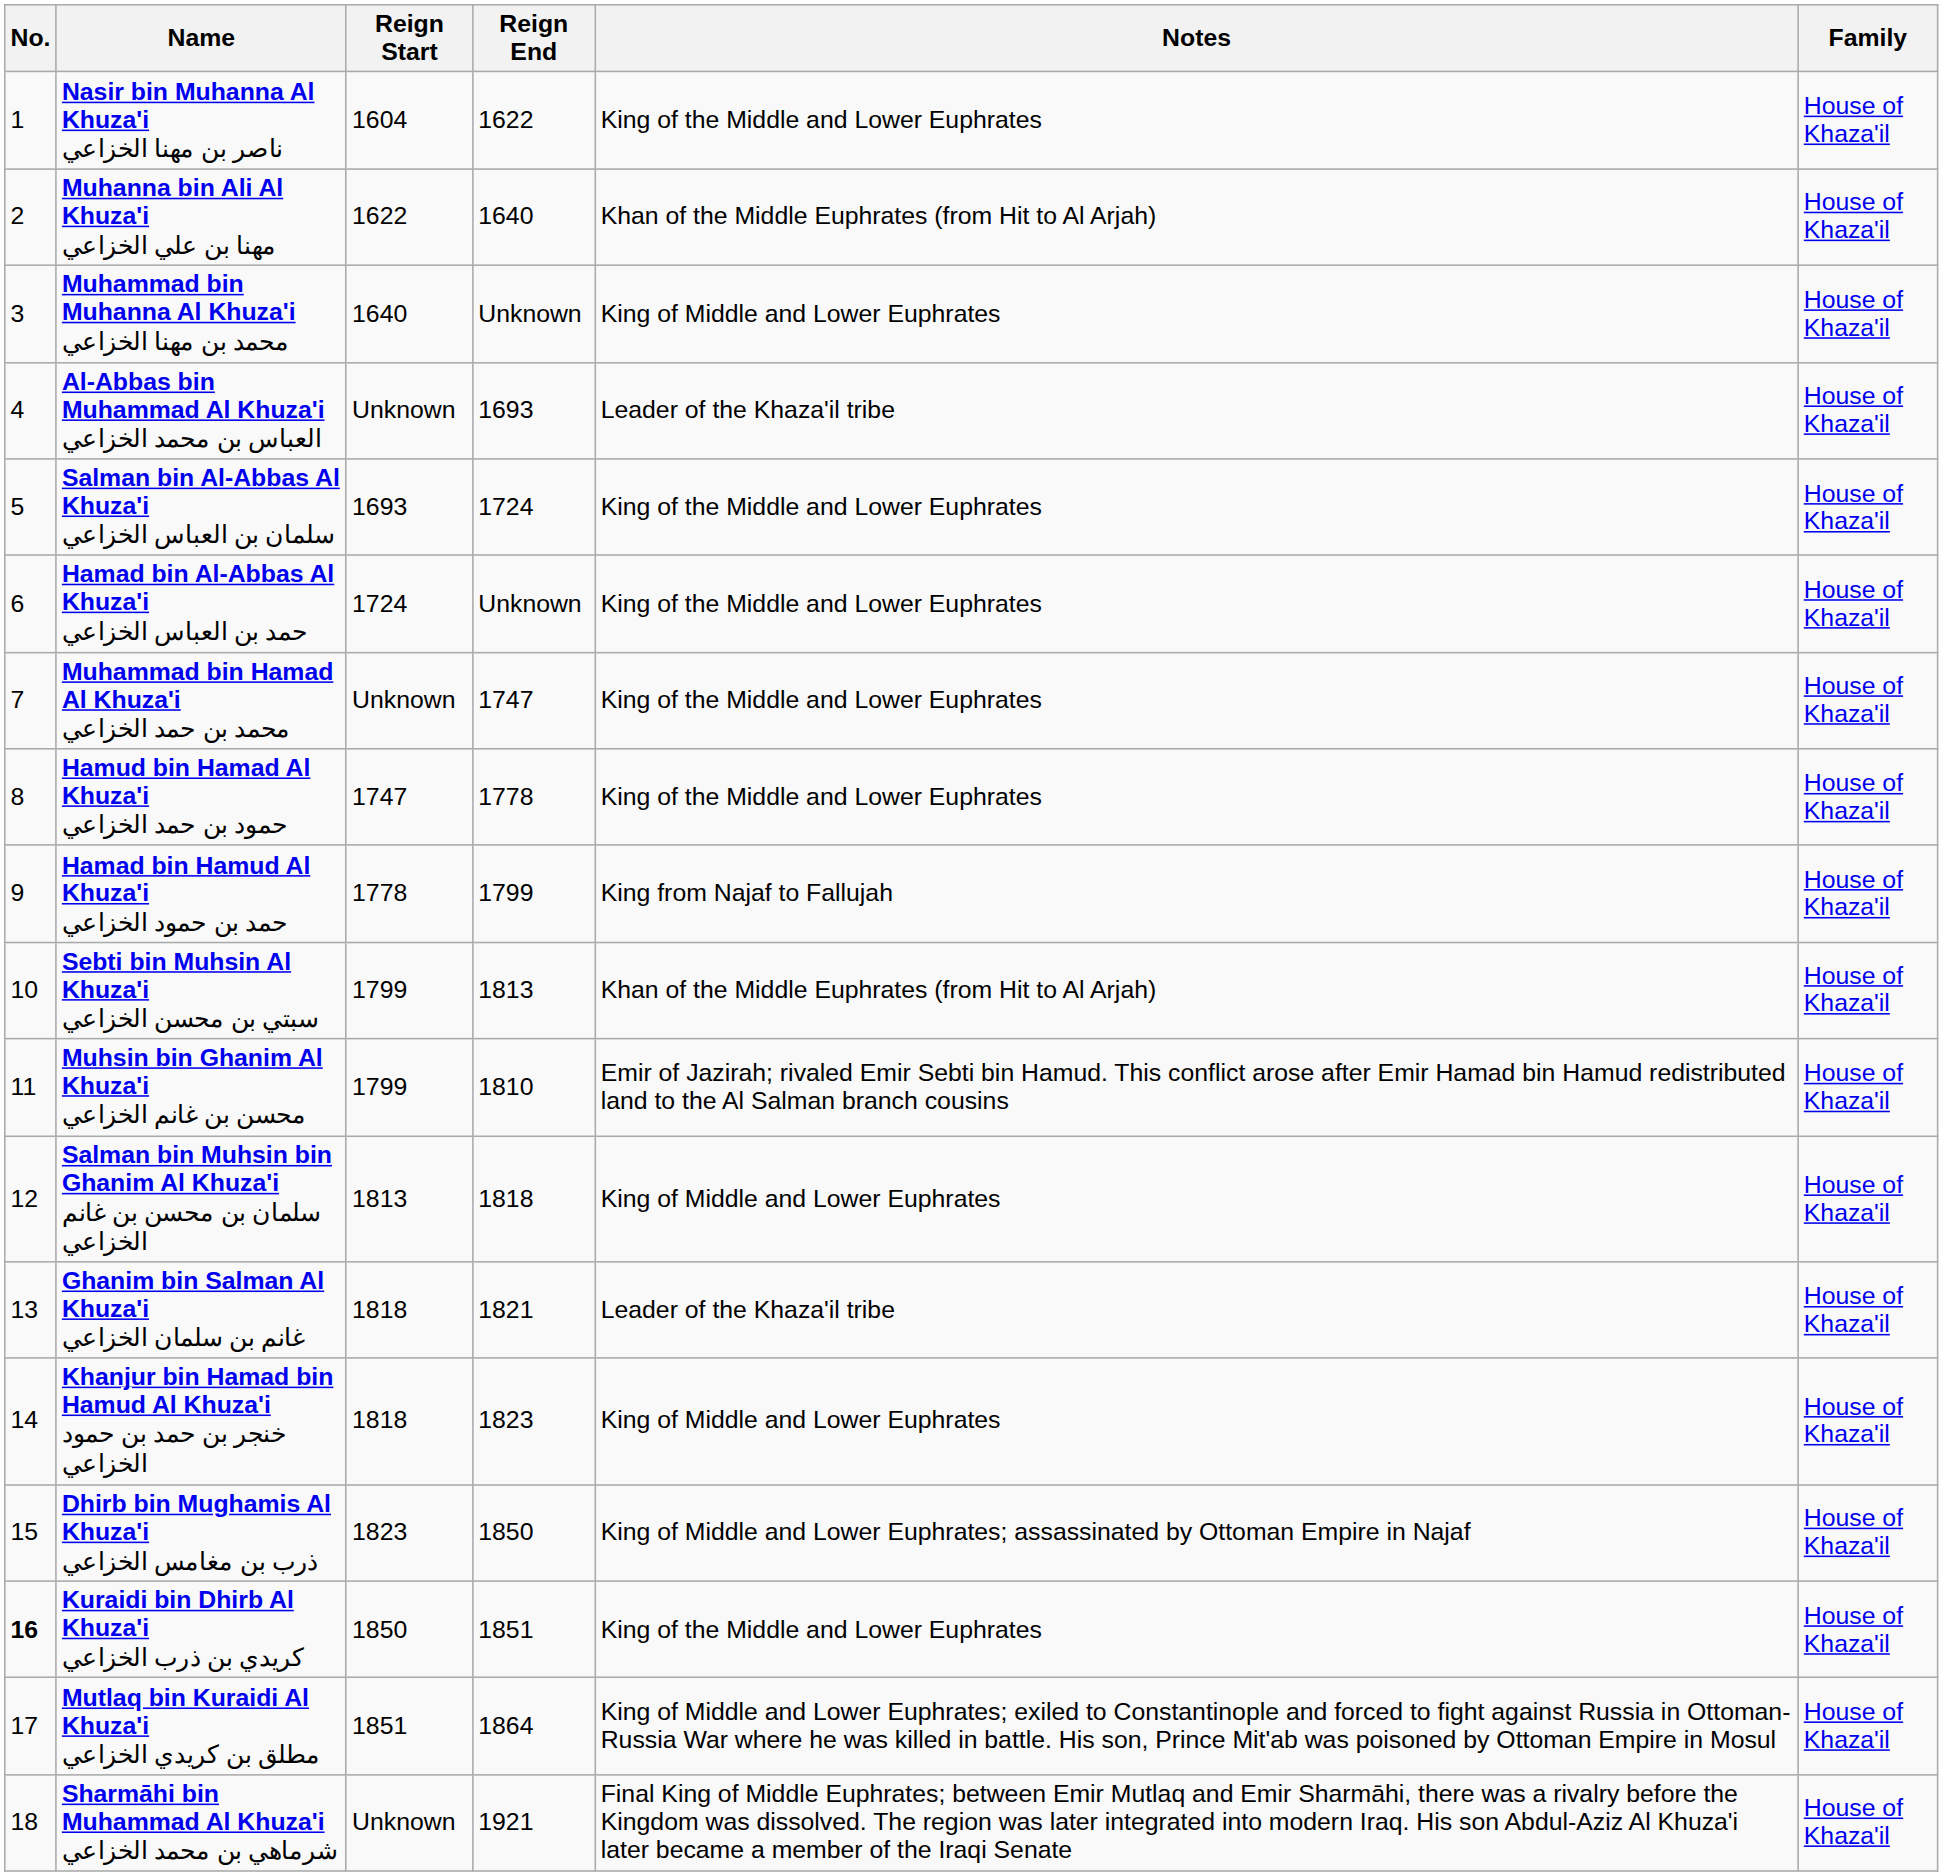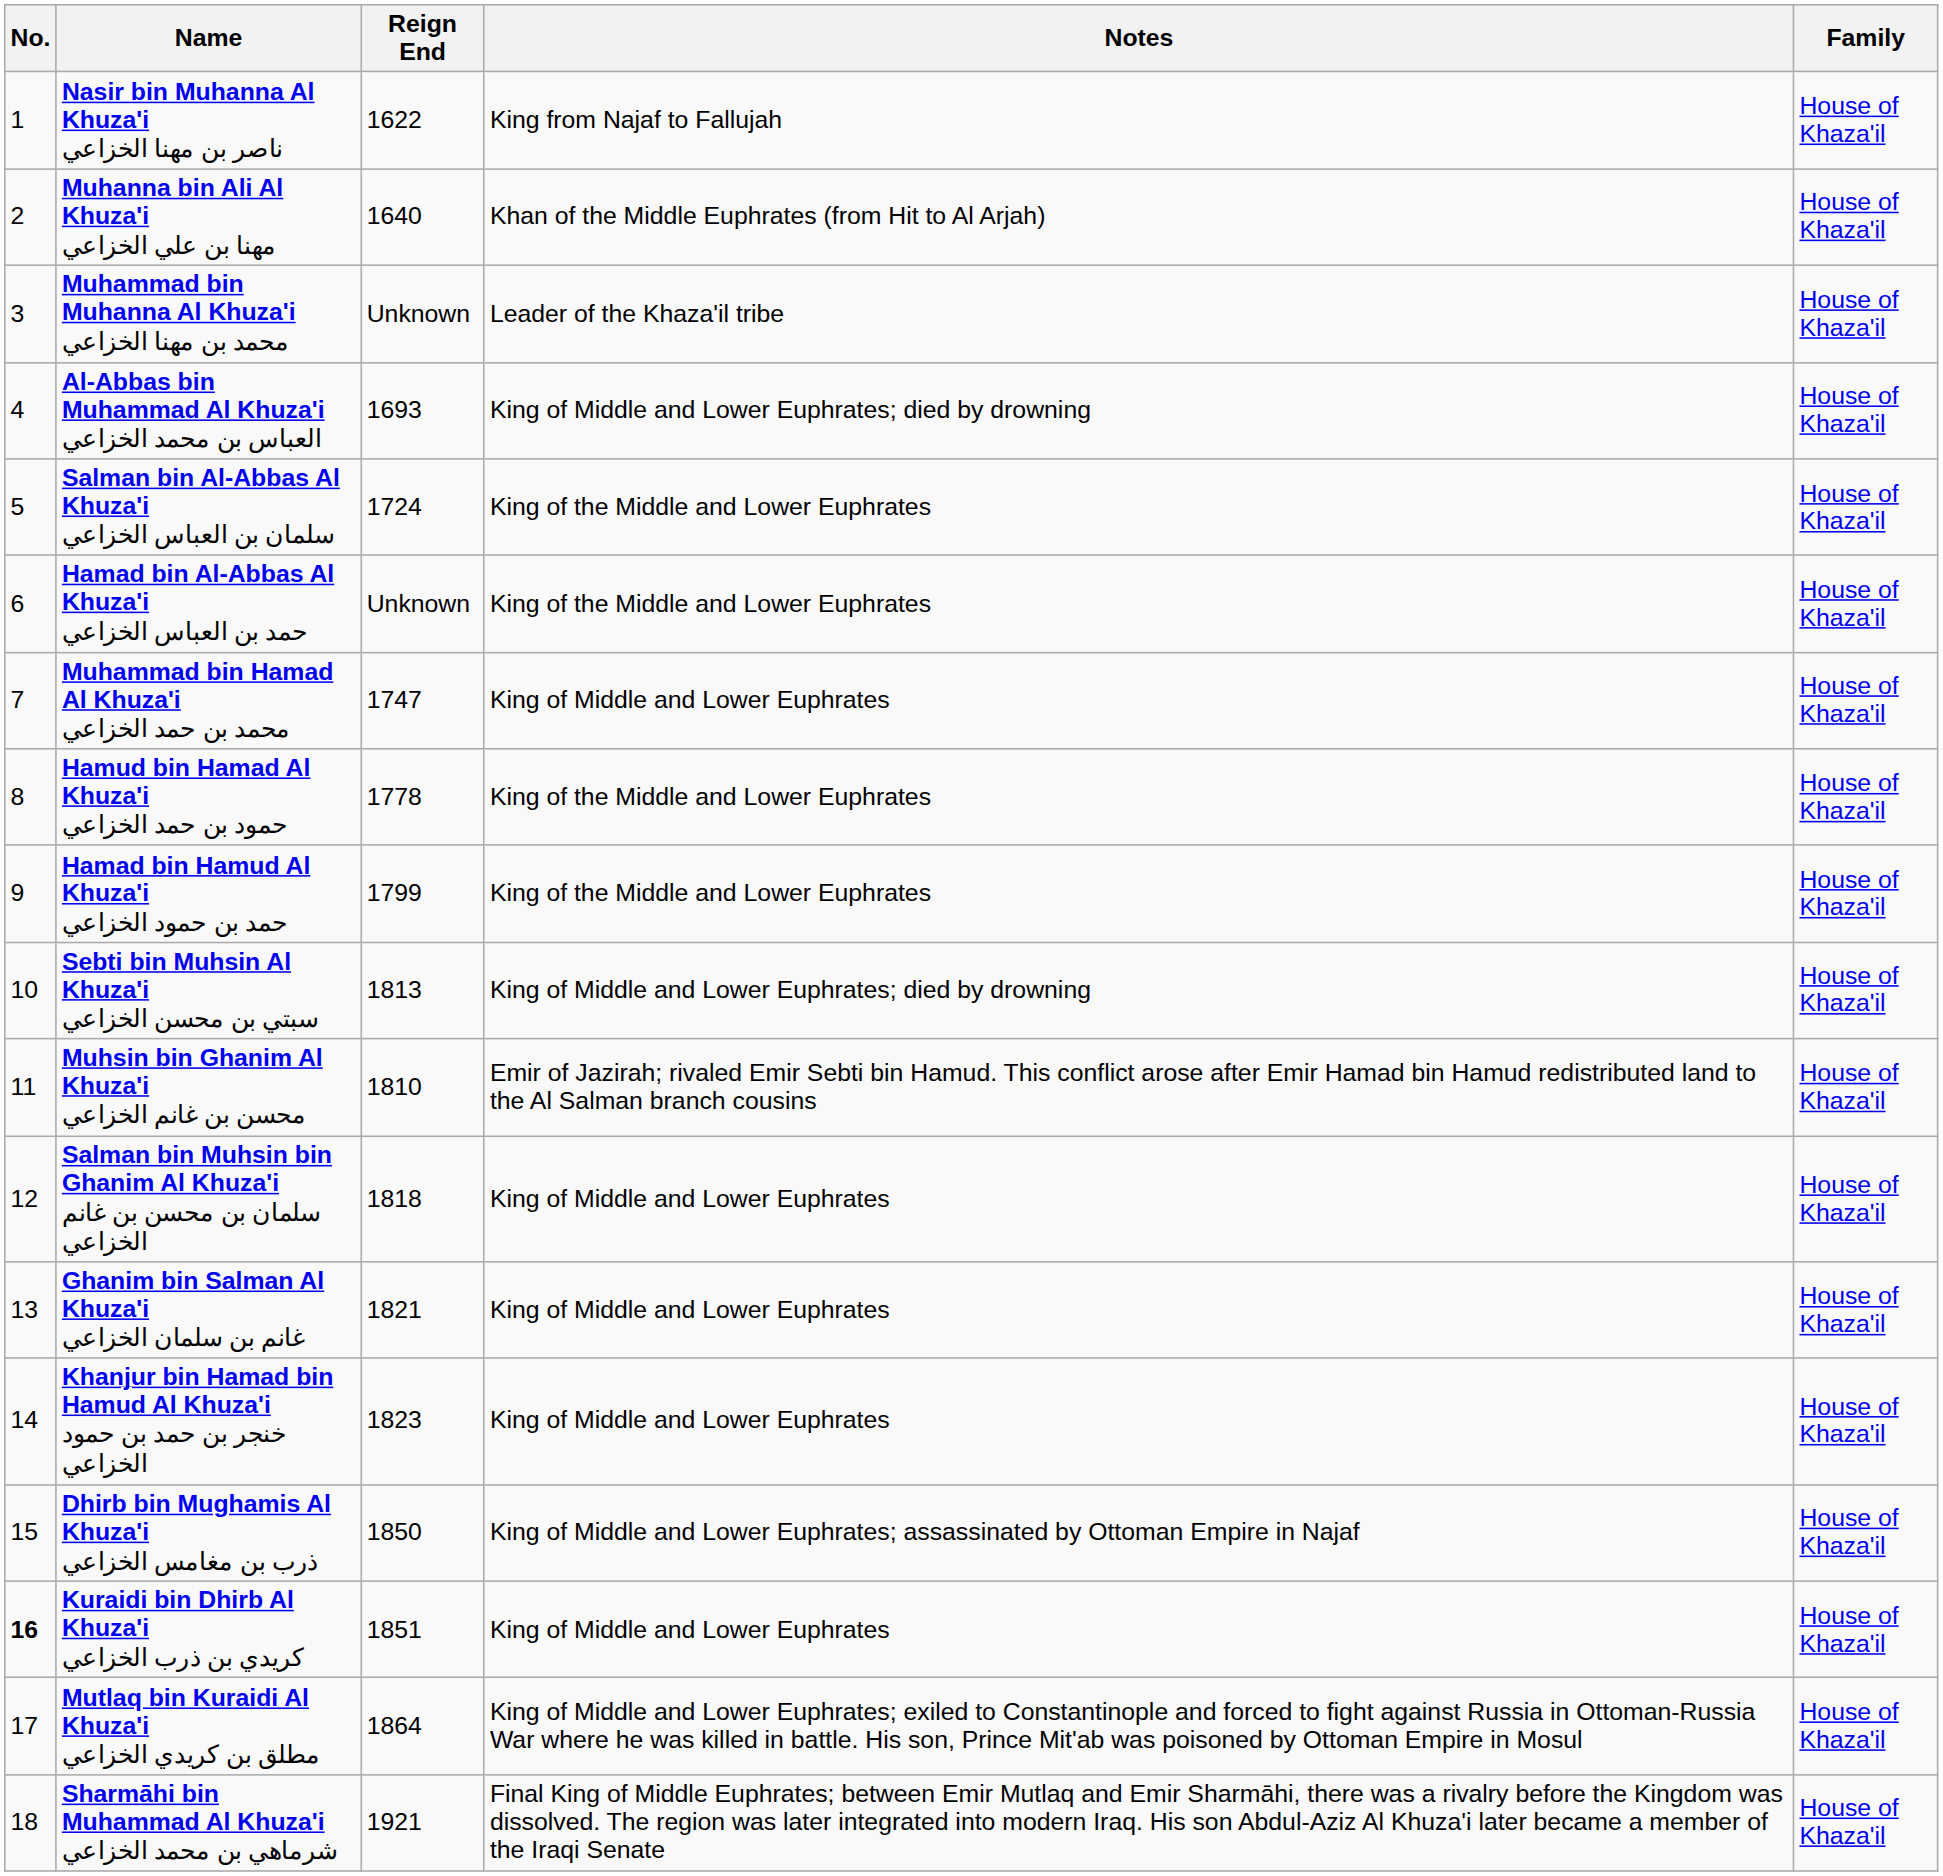- column: (409, 38)
(821, 120) King of the Middle and Lower Euphrates -> (636, 120) King from Najaf to Fallujah
(801, 313) King of Middle and Lower Euphrates -> (637, 313) Leader of the Khaza'il tribe
(748, 410) Leader of the Khaza'il tribe -> (790, 410) King of Middle and Lower Euphrates; died by drowning
(821, 700) King of the Middle and Lower Euphrates -> (690, 700) King of Middle and Lower Euphrates
(747, 893) King from Najaf to Fallujah -> (710, 893) King of the Middle and Lower Euphrates
(878, 990) Khan of the Middle Euphrates (from Hit to Al Arjah) -> (790, 990) King of Middle and Lower Euphrates; died by drowning
(748, 1309) Leader of the Khaza'il tribe -> (690, 1309) King of Middle and Lower Euphrates
(821, 1629) King of the Middle and Lower Euphrates -> (690, 1629) King of Middle and Lower Euphrates
